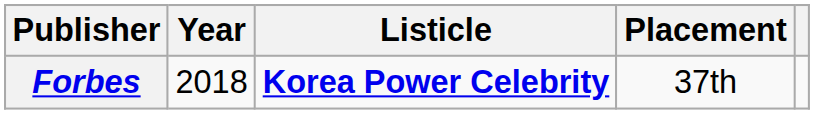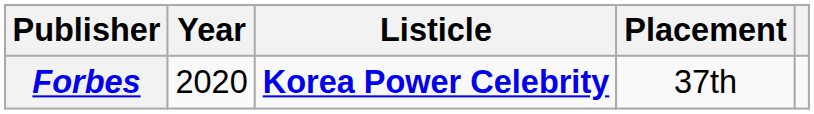(212, 81) 2018 -> (212, 81) 2020
